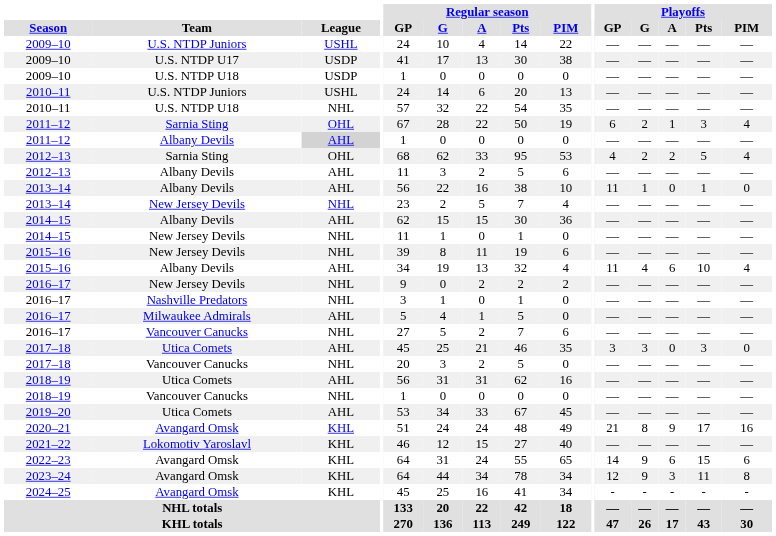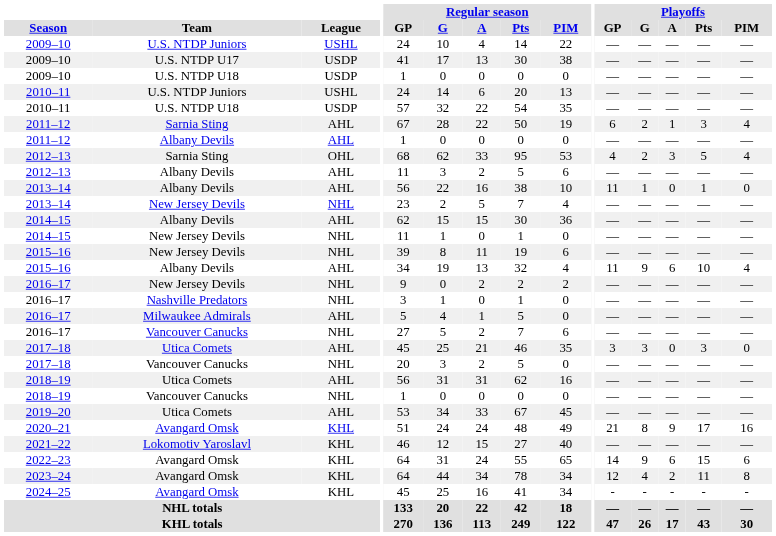(341, 108) NHL -> (341, 108) USDP
(341, 124) OHL -> (341, 124) AHL
(341, 140) lightgrey background -> (341, 140) no background
(672, 156) 2 -> (672, 156) 3
(645, 268) 4 -> (645, 268) 9
(645, 476) 9 -> (645, 476) 4
(672, 476) 3 -> (672, 476) 2
